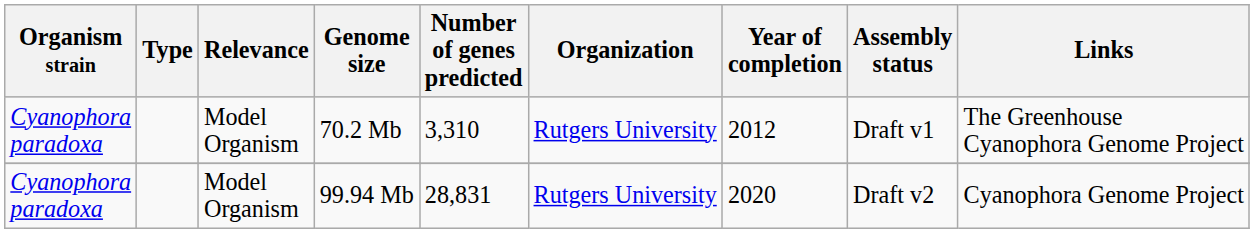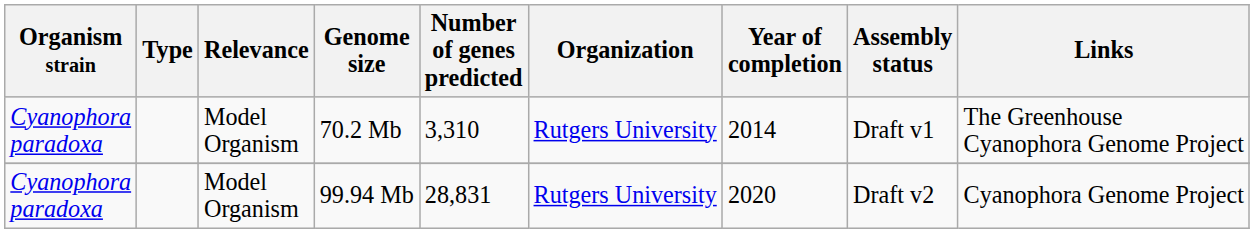(752, 129) 2012 -> (752, 129) 2014
